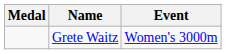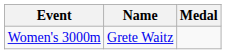columns swapped: (27, 15) <-> (171, 15)
